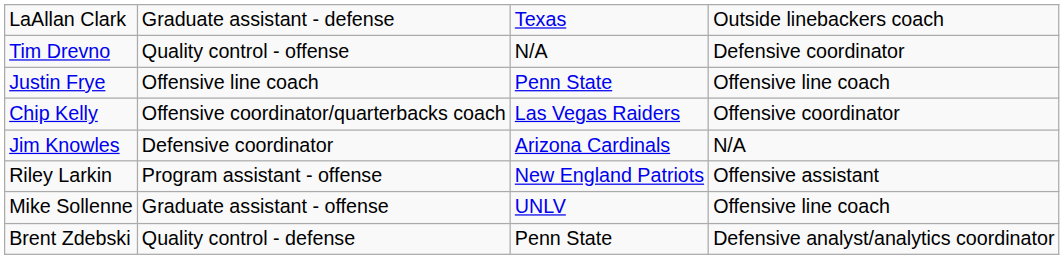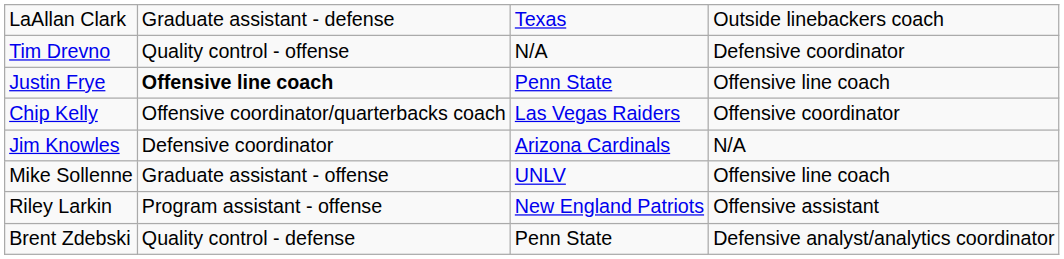(230, 82) normal -> (238, 82) bold
rows swapped: (61, 176) <-> (71, 207)
